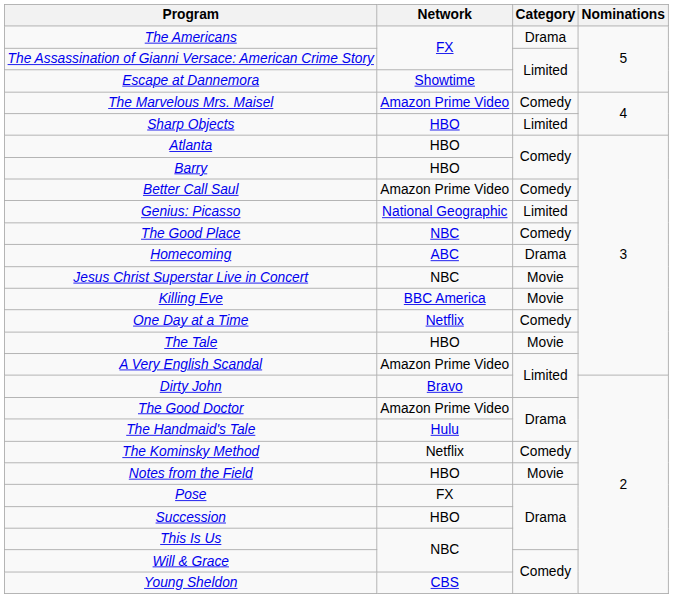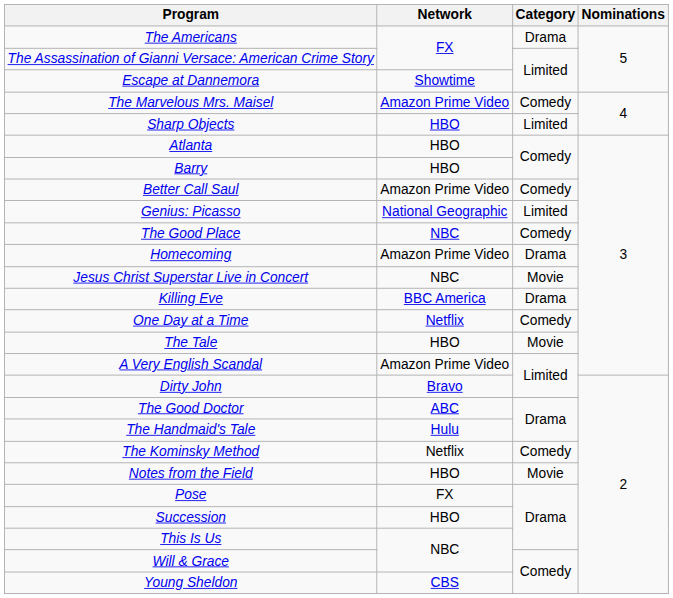(445, 255) ABC -> (445, 255) Amazon Prime Video
(545, 299) Movie -> (545, 299) Drama
(445, 408) Amazon Prime Video -> (445, 408) ABC
